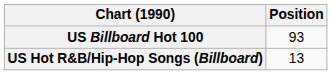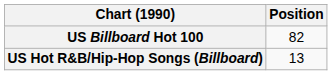(296, 37) 93 -> (296, 37) 82
